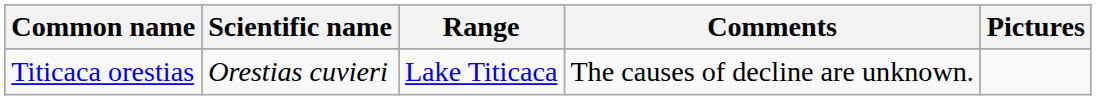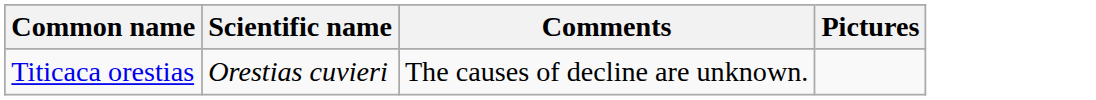- column: (481, 26)
